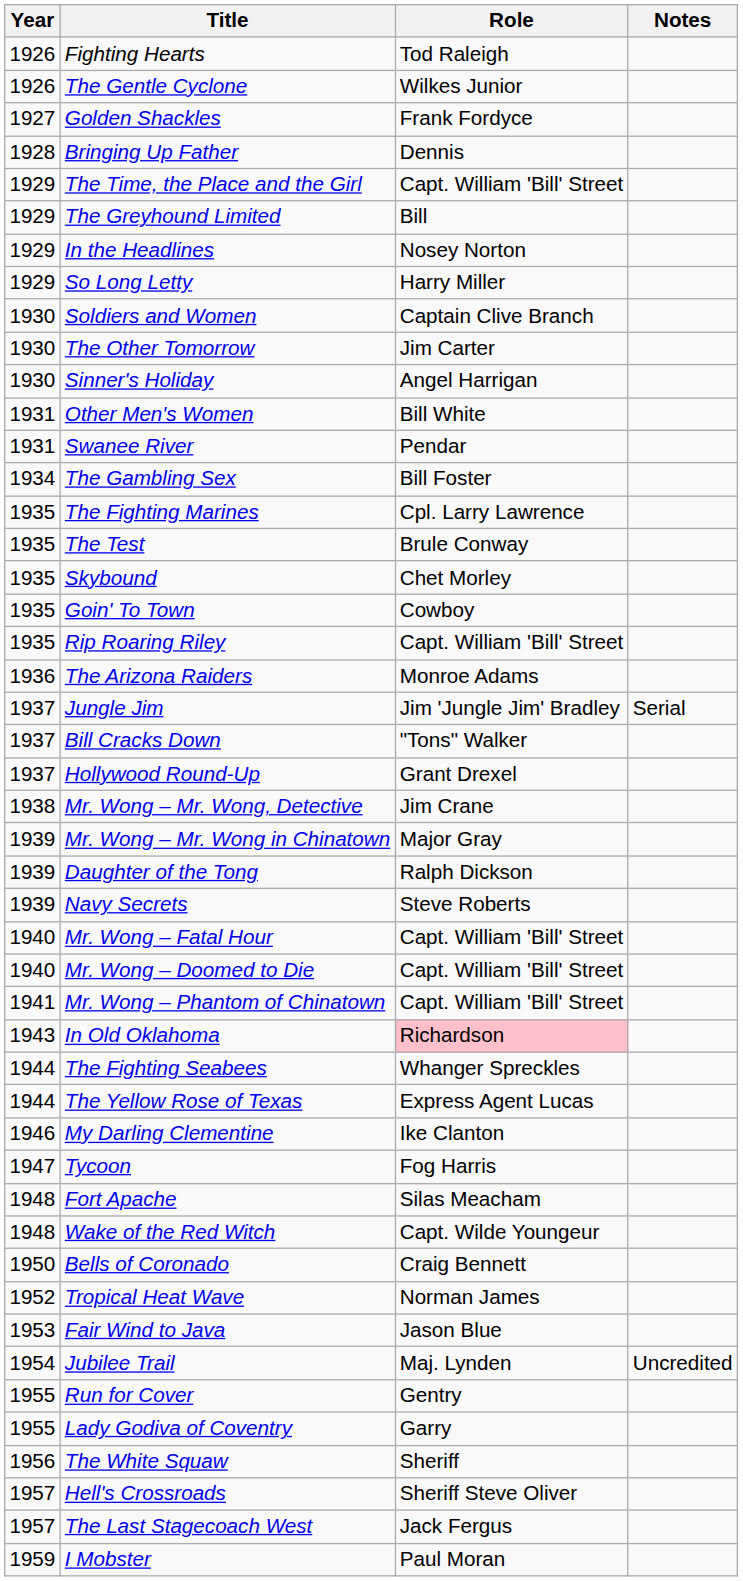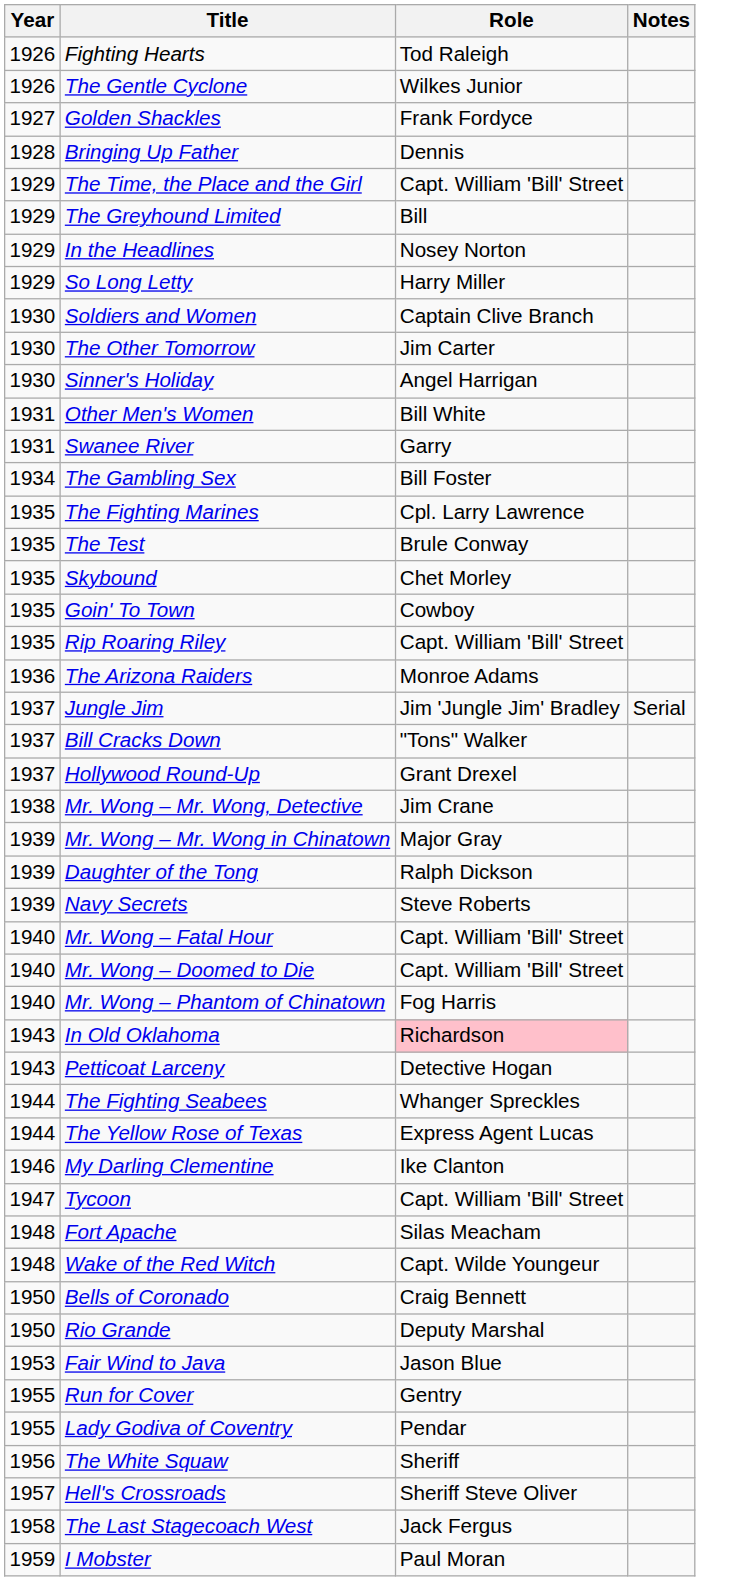(433, 446) Pendar -> (426, 446) Garry
(32, 1002) 1941 -> (32, 1002) 1940
(511, 1002) Capt. William 'Bill' Street -> (448, 1002) Fog Harris
+ row: (145, 1068)
(448, 1166) Fog Harris -> (511, 1199) Capt. William 'Bill' Street
+ row: (118, 1330)
- row: (154, 1297)
- row: (120, 1362)
(426, 1428) Garry -> (433, 1428) Pendar
(32, 1526) 1957 -> (32, 1526) 1958
